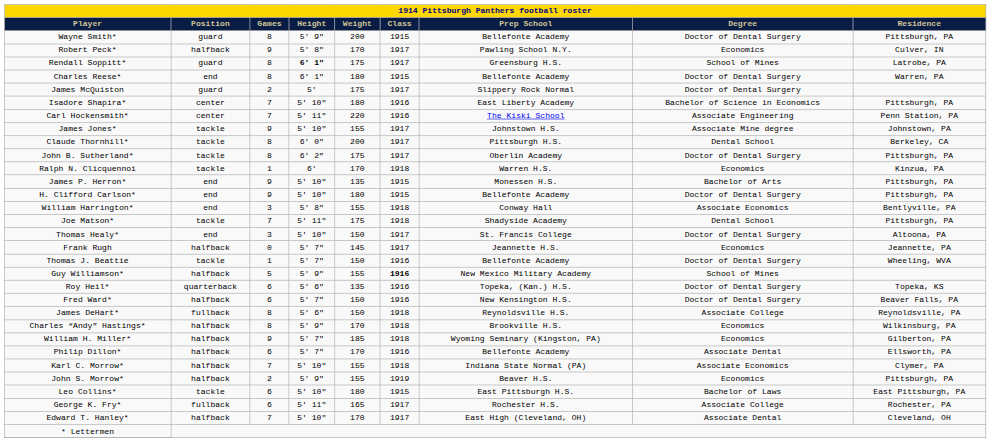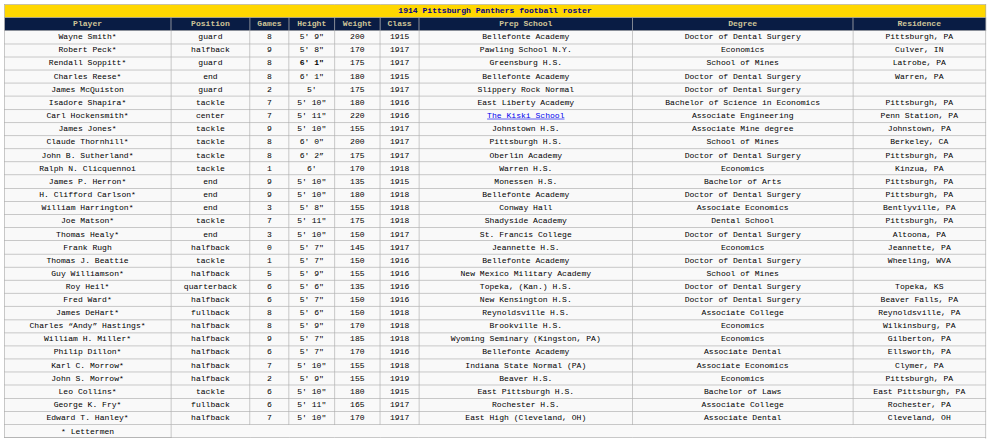(210, 103) center -> (210, 103) tackle
(743, 142) Dental School -> (743, 142) School of Mines
(400, 195) 1915 -> (400, 195) 1918
(400, 274) bold -> (400, 274) normal
